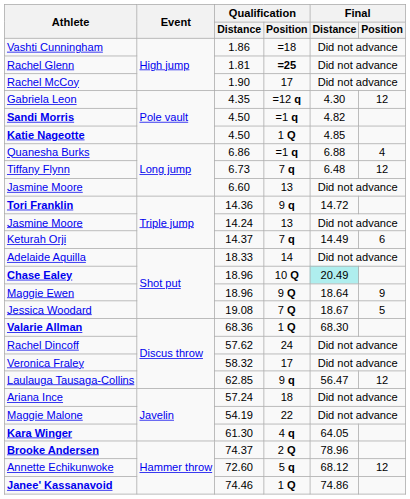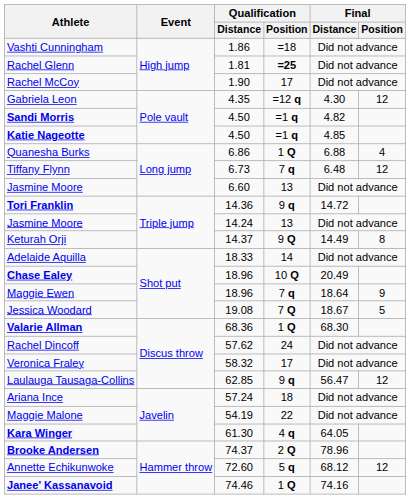(287, 135) 1 Q -> (287, 135) =1 q
(287, 153) =1 q -> (287, 153) 1 Q
(287, 240) 7 q -> (287, 240) 9 Q
(382, 240) 6 -> (382, 240) 8
(334, 275) paleturquoise background -> (334, 275) no background
(287, 293) 9 Q -> (287, 293) 7 q
(334, 486) 74.86 -> (334, 486) 74.16
